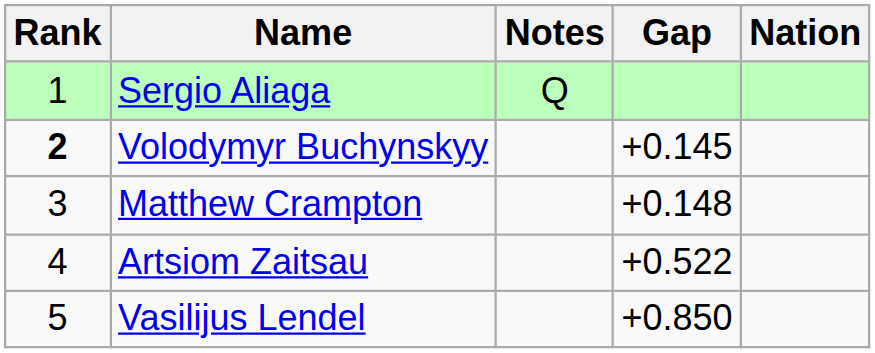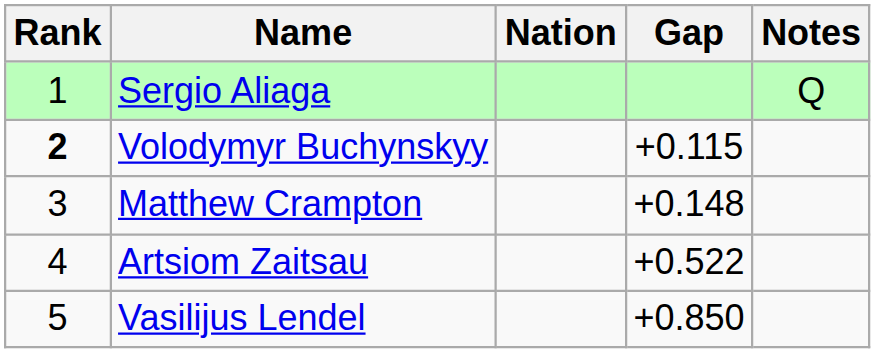columns swapped: (805, 33) <-> (555, 33)
(677, 147) +0.145 -> (689, 147) +0.115
